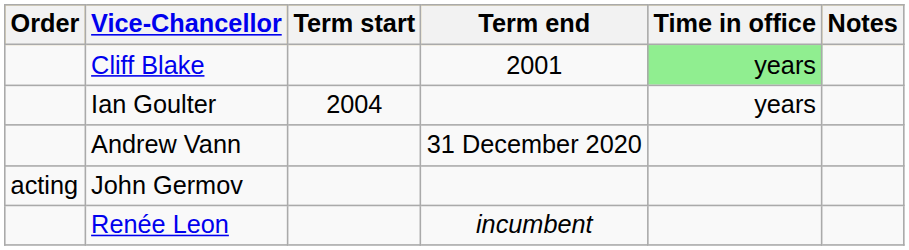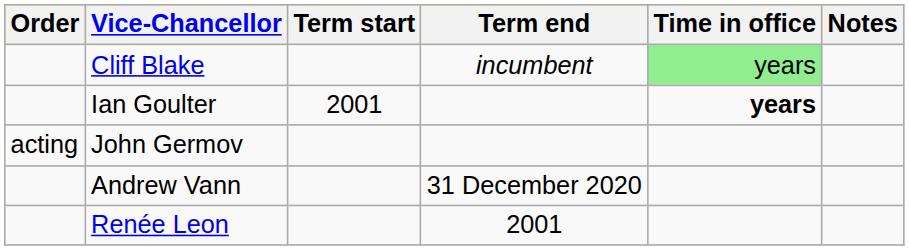(534, 64) 2001 -> (534, 64) incumbent
(354, 104) 2004 -> (354, 104) 2001
(785, 104) normal -> (783, 104) bold
rows swapped: (166, 144) <-> (167, 184)
(534, 225) incumbent -> (534, 225) 2001
